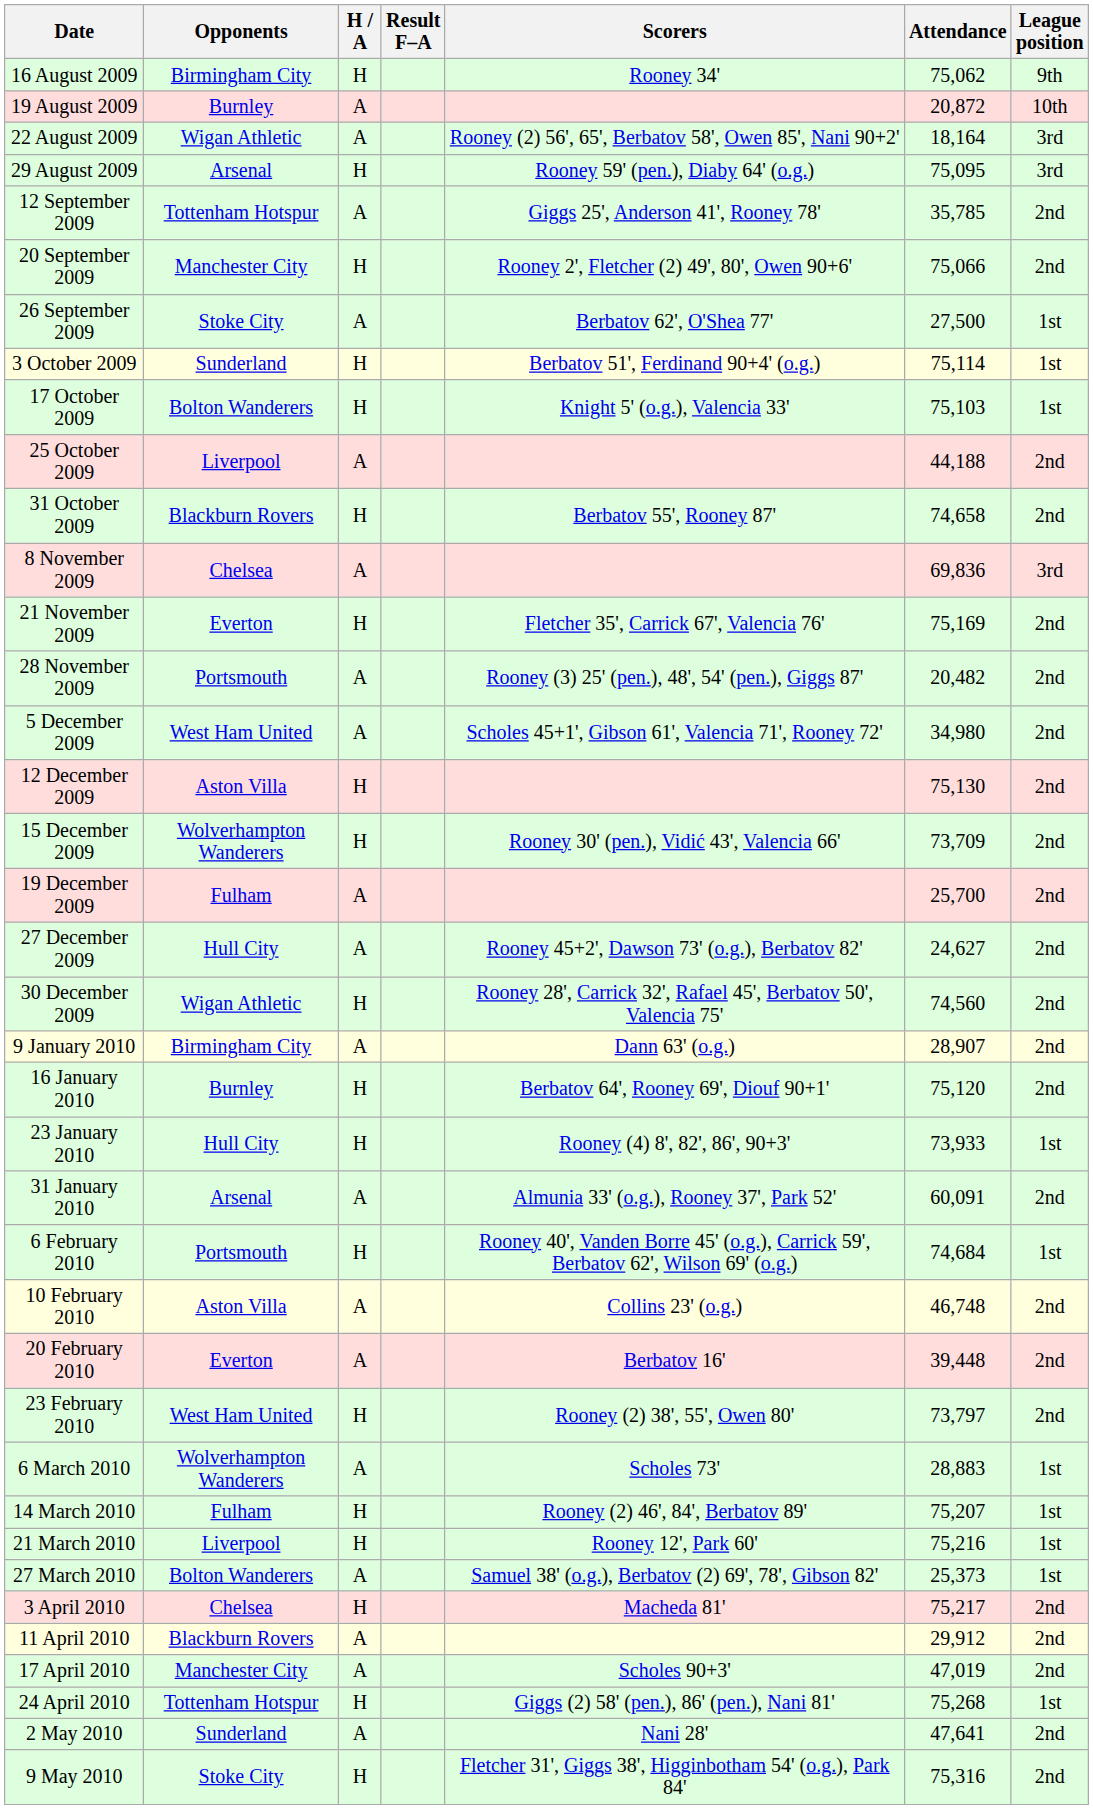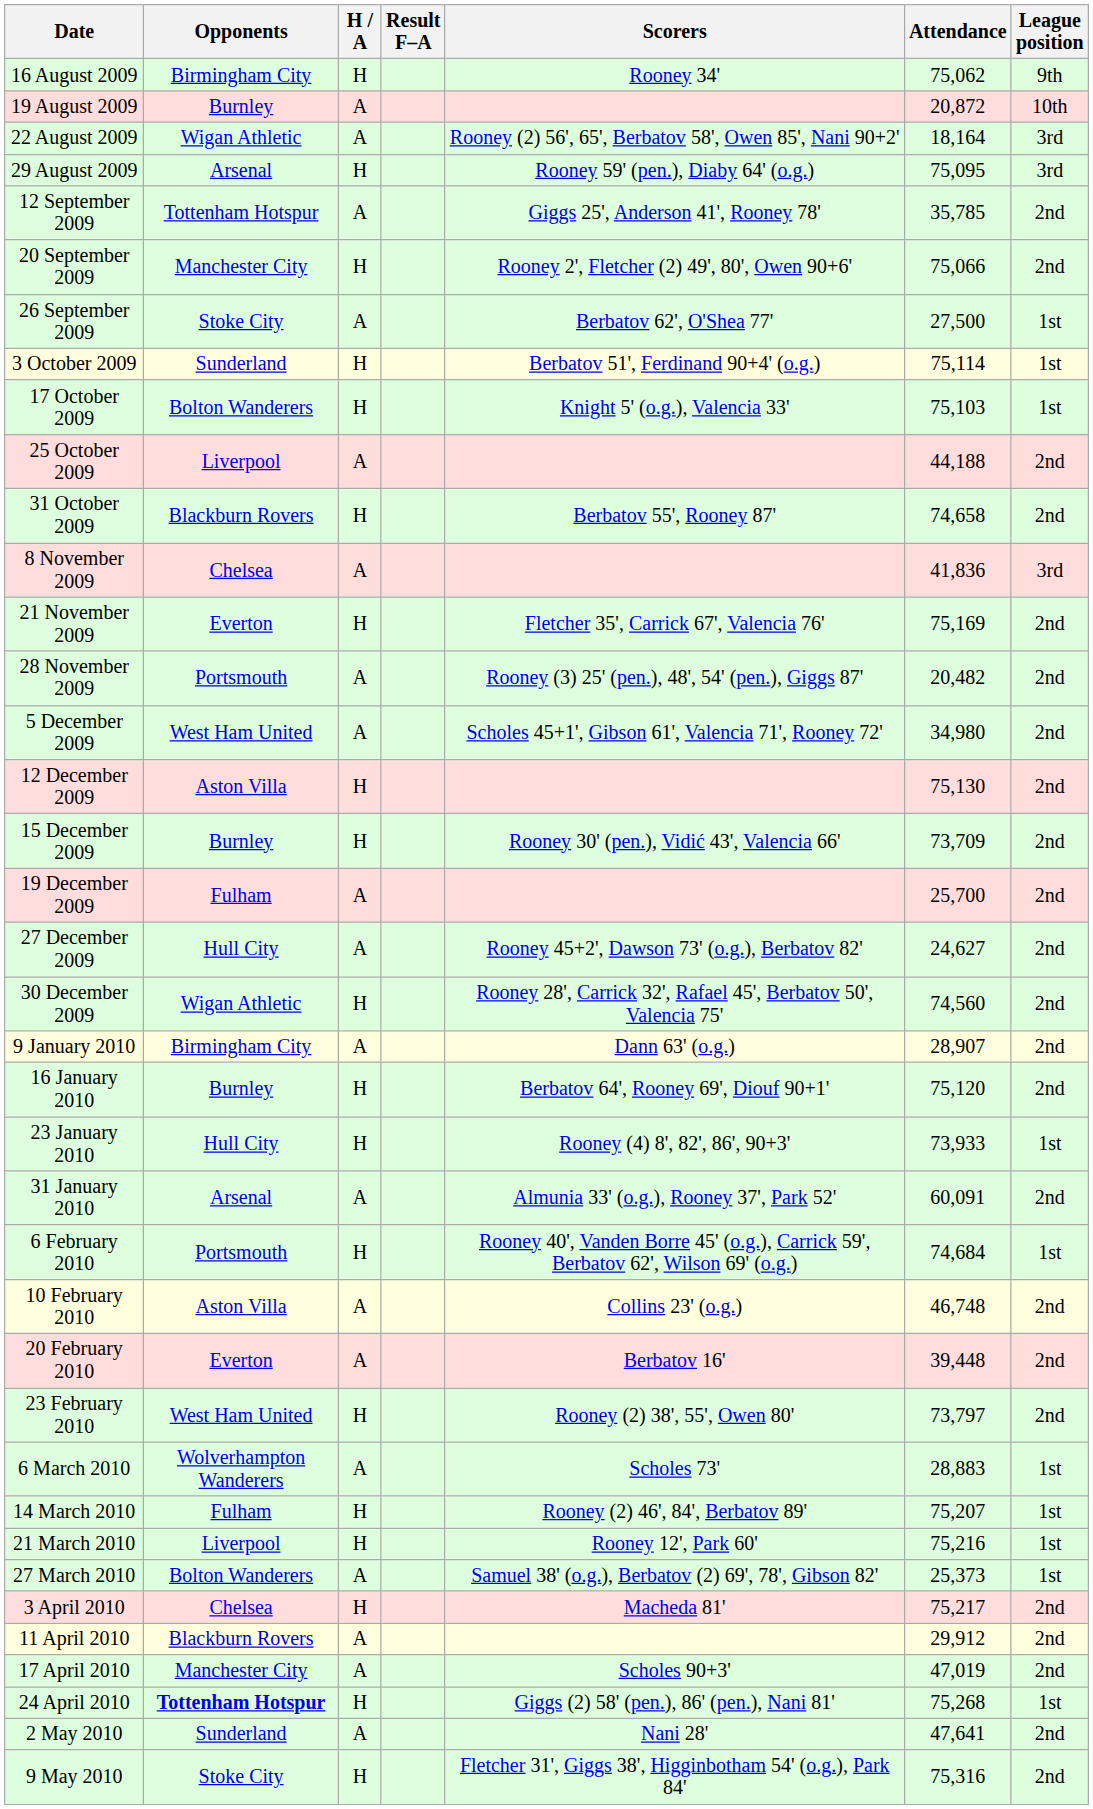(958, 569) 69,836 -> (958, 569) 41,836
(241, 840) Wolverhampton Wanderers -> (241, 840) Burnley
(241, 1702) normal -> (241, 1702) bold
